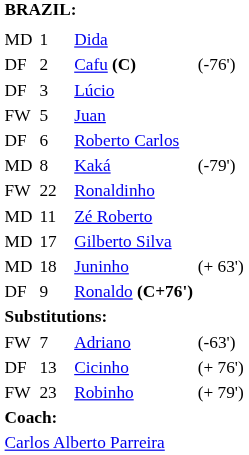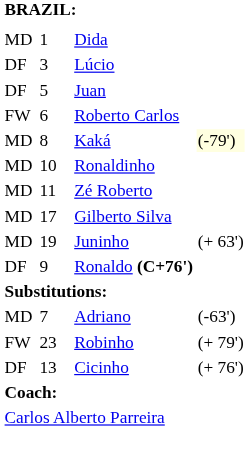- row: (105, 64)
(18, 115) FW -> (16, 90) DF
(16, 140) DF -> (18, 115) FW
(217, 165) no background -> (217, 140) lightyellow background
(18, 190) FW -> (19, 165) MD
(48, 190) 22 -> (48, 165) 10
(48, 266) 18 -> (48, 241) 19
(18, 342) FW -> (19, 316) MD
rows swapped: (102, 367) <-> (104, 392)
